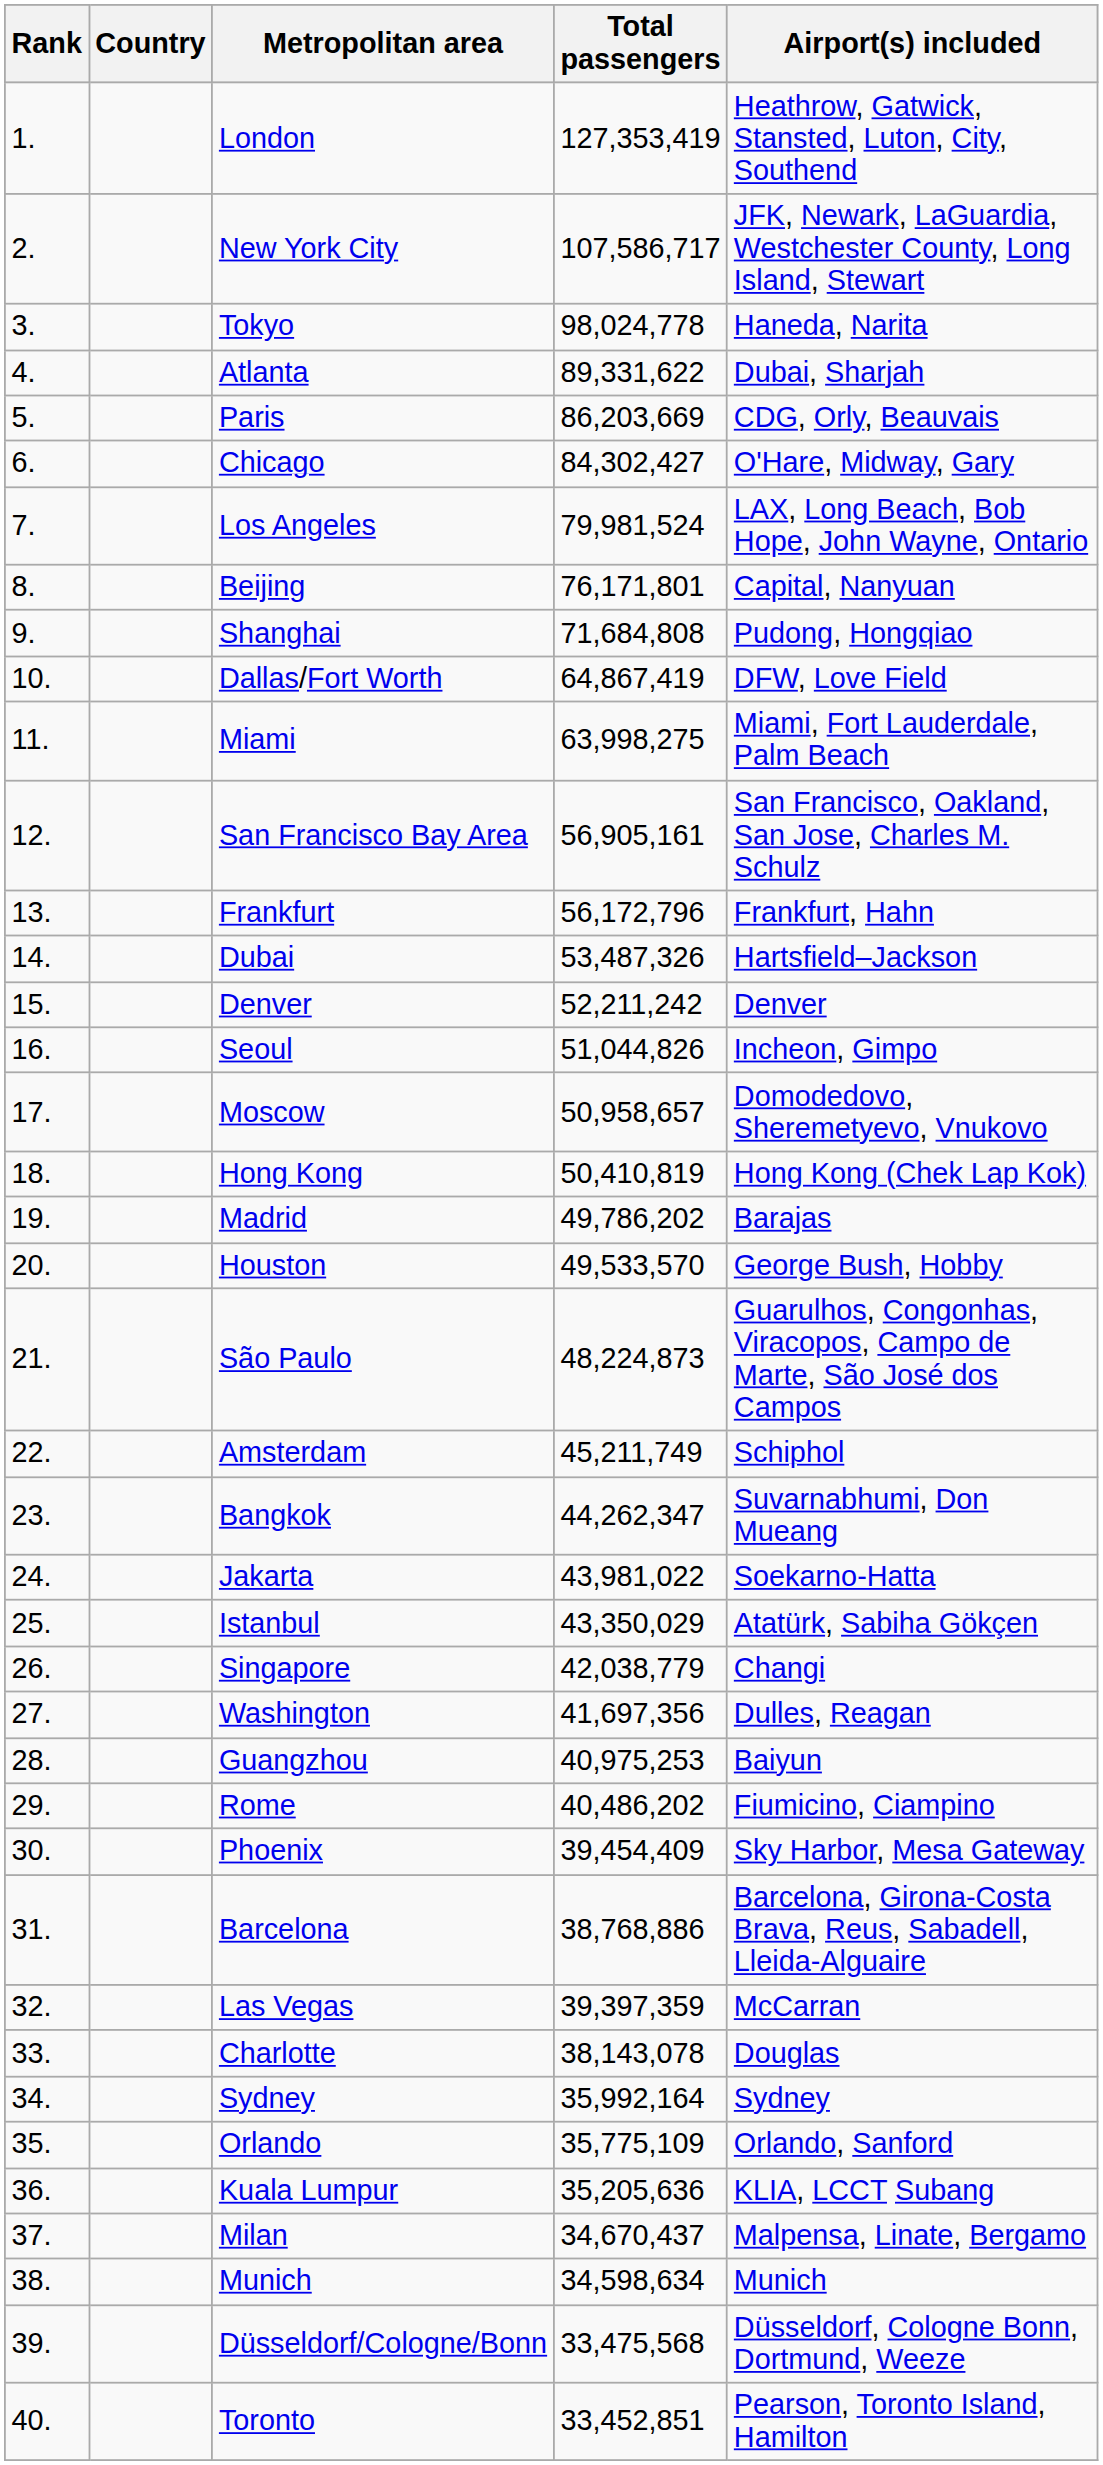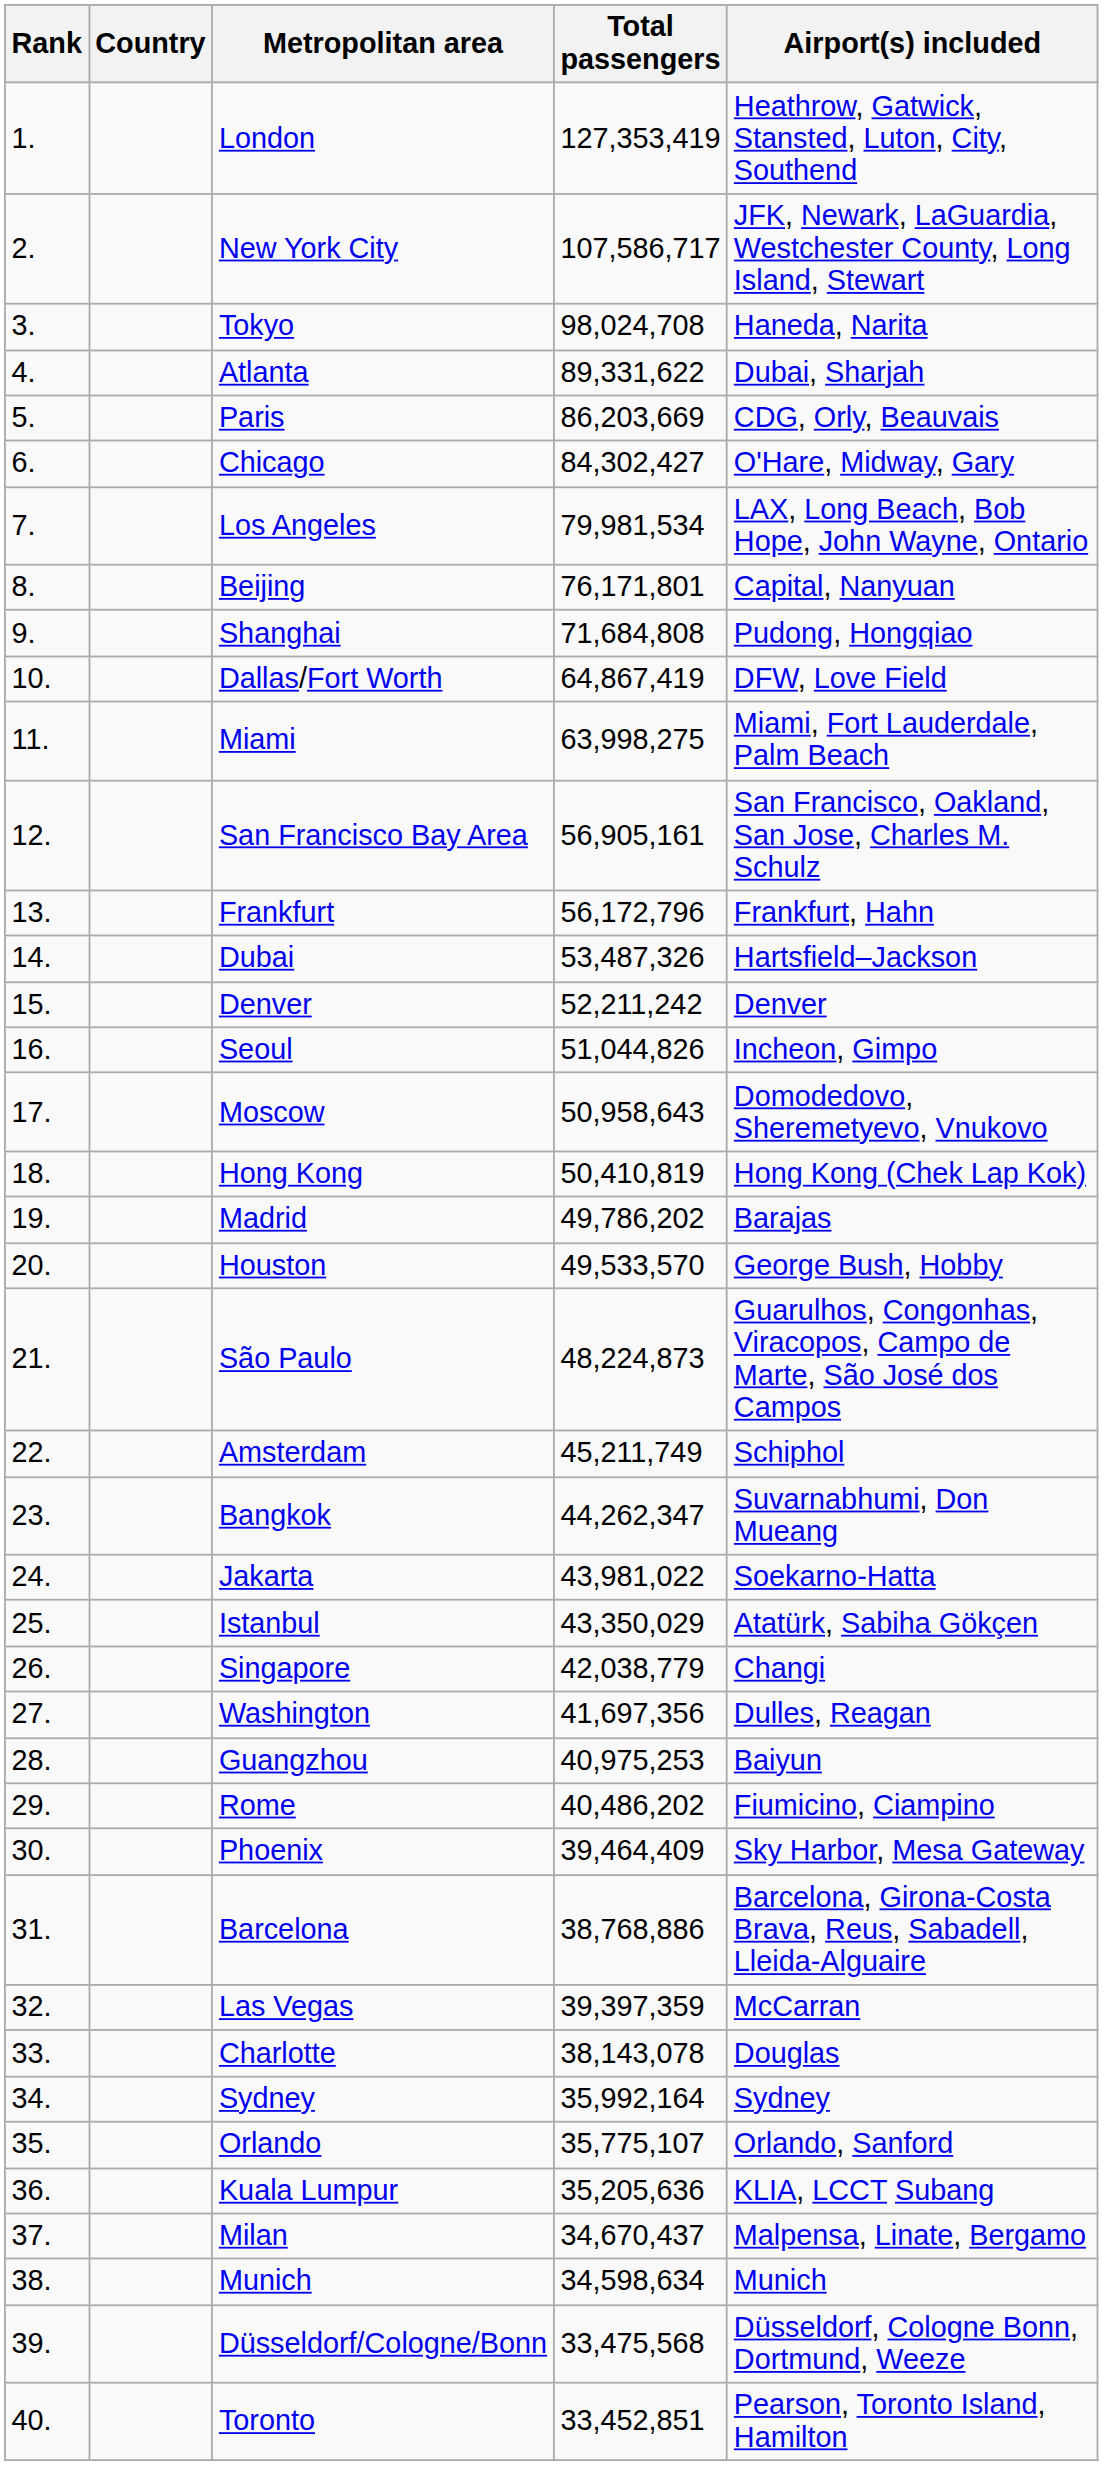(632, 326) 98,024,778 -> (632, 326) 98,024,708
(632, 525) 79,981,524 -> (632, 525) 79,981,534
(632, 1111) 50,958,657 -> (632, 1111) 50,958,643
(632, 1851) 39,454,409 -> (632, 1851) 39,464,409
(632, 2144) 35,775,109 -> (632, 2144) 35,775,107
